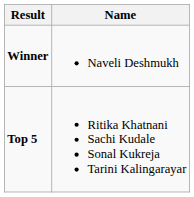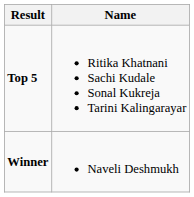rows swapped: (28, 55) <-> (22, 139)
